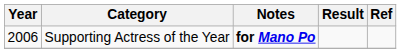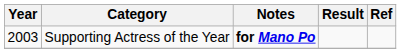(23, 37) 2006 -> (23, 37) 2003
